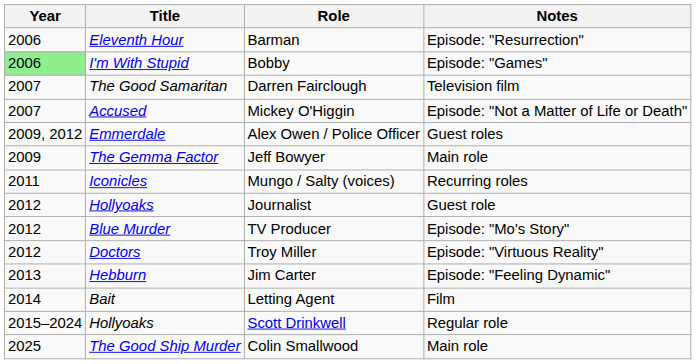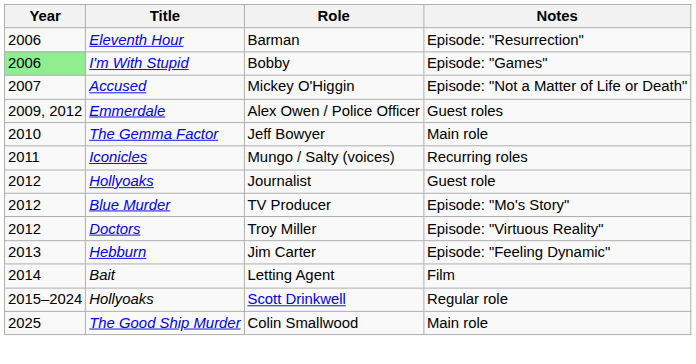- row: (307, 87)
(24, 157) 2009 -> (24, 134) 2010
